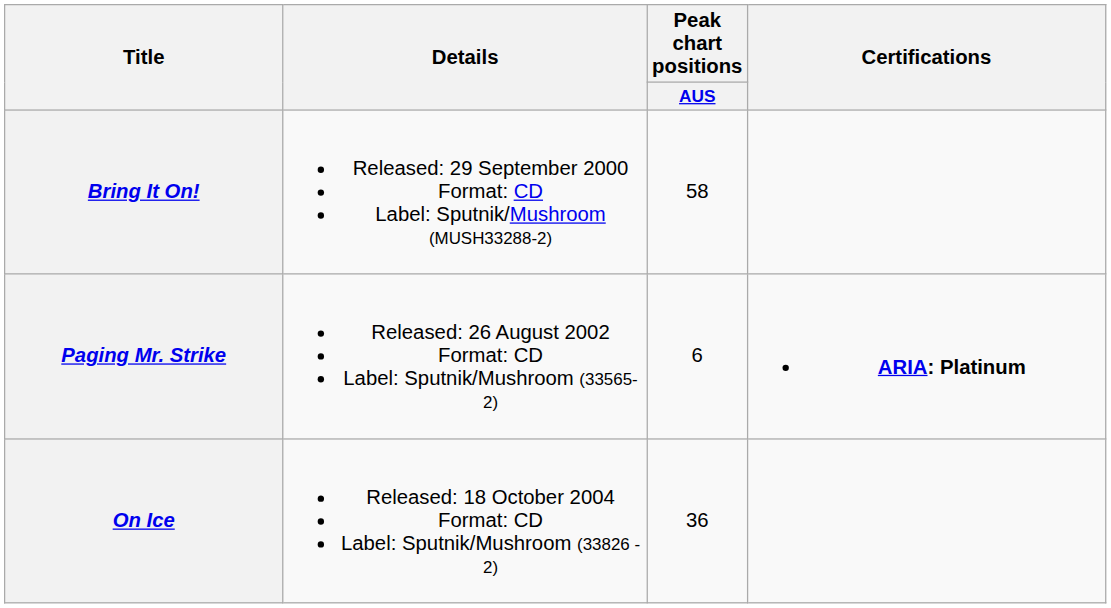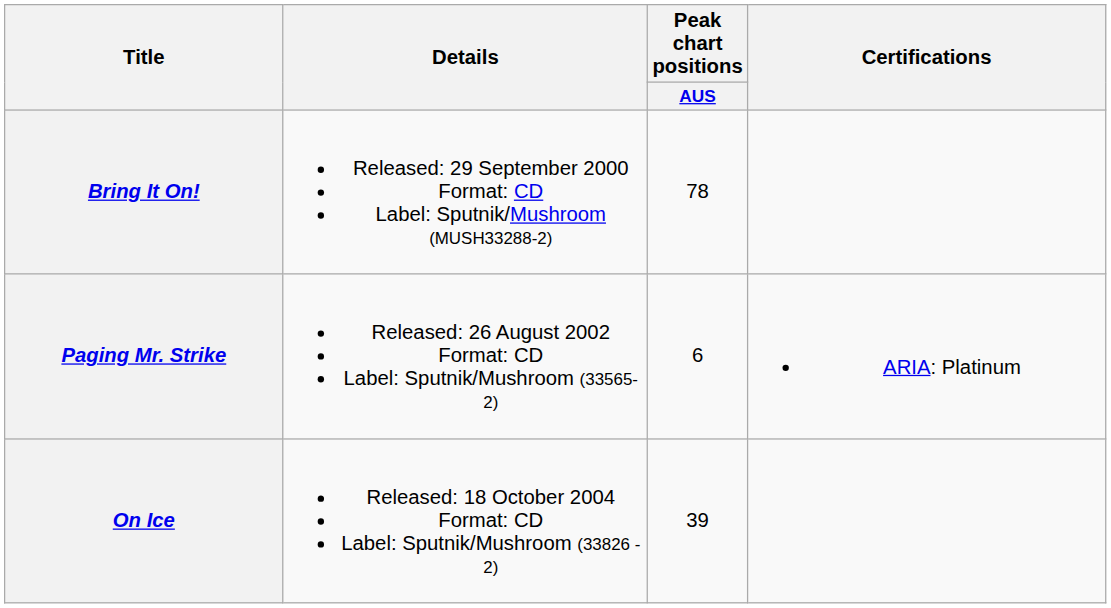(697, 191) 58 -> (698, 191) 78
(926, 368) bold -> (927, 368) normal
(697, 520) 36 -> (698, 520) 39
